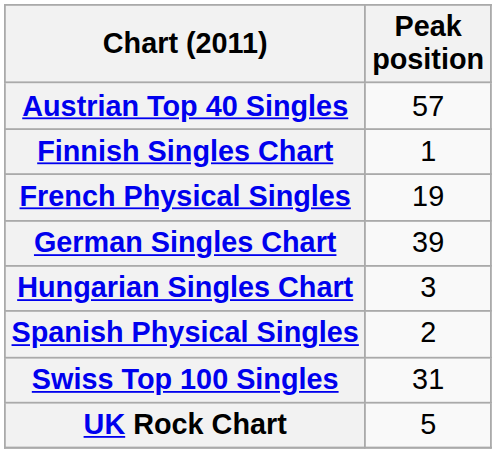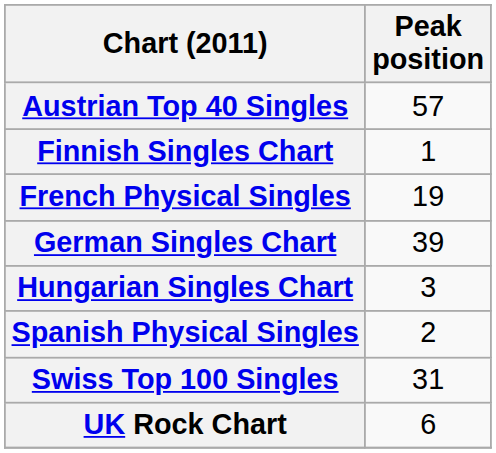(428, 425) 5 -> (428, 425) 6
